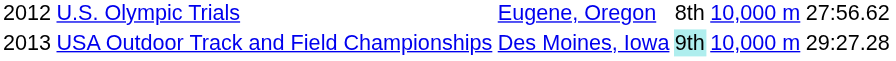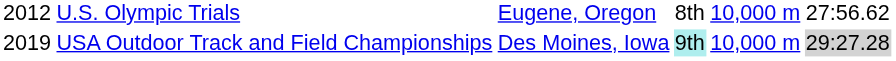(27, 42) 2013 -> (27, 42) 2019
(848, 42) no background -> (848, 42) lightgrey background
